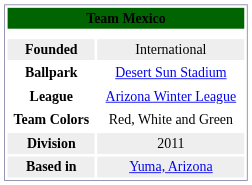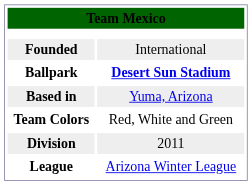(171, 73) normal -> (171, 73) bold
rows swapped: (51, 167) <-> (51, 96)
